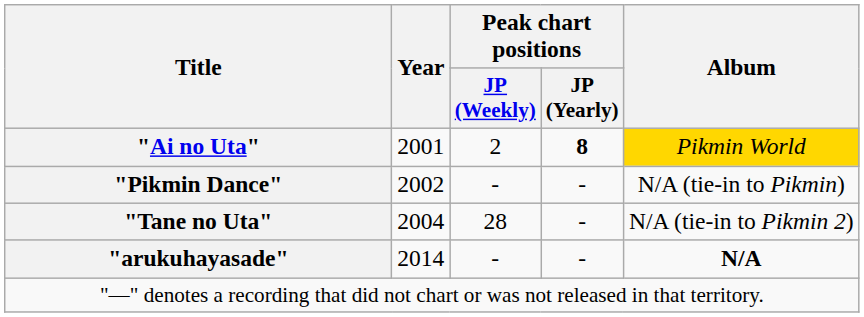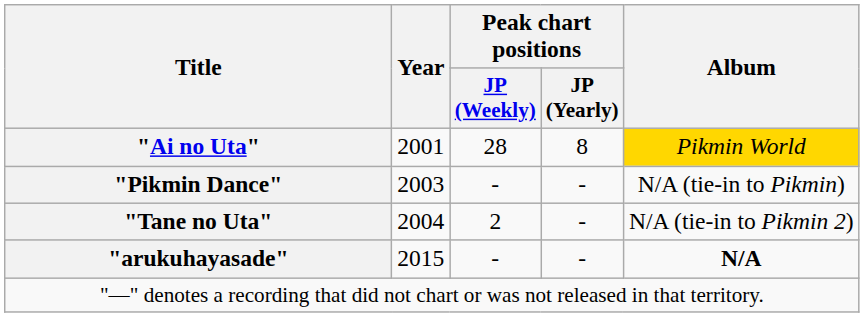(495, 146) 2 -> (495, 146) 28
(582, 146) bold -> (582, 146) normal
(421, 184) 2002 -> (421, 184) 2003
(495, 221) 28 -> (495, 221) 2
(421, 258) 2014 -> (421, 258) 2015
